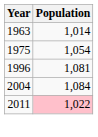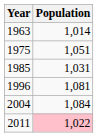(77, 50) 1,054 -> (77, 50) 1,051
+ row: (19, 68)
